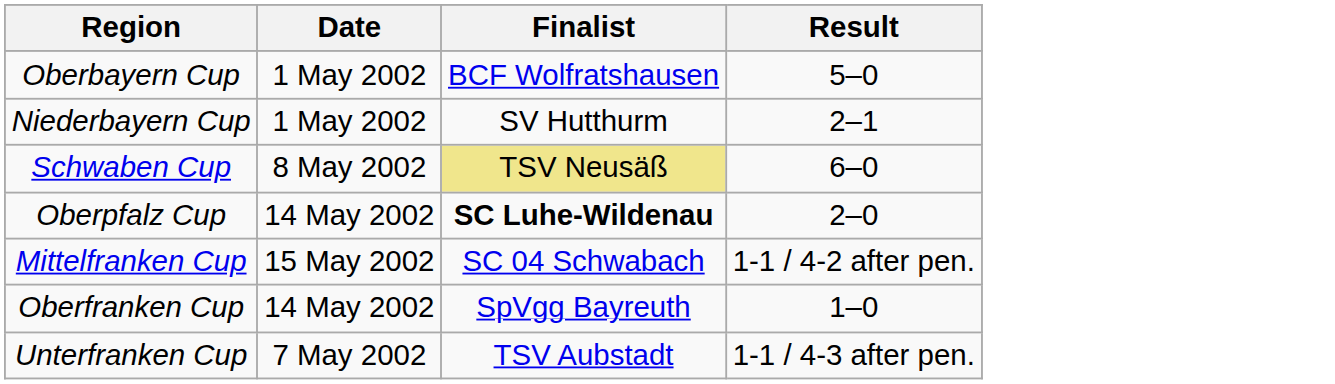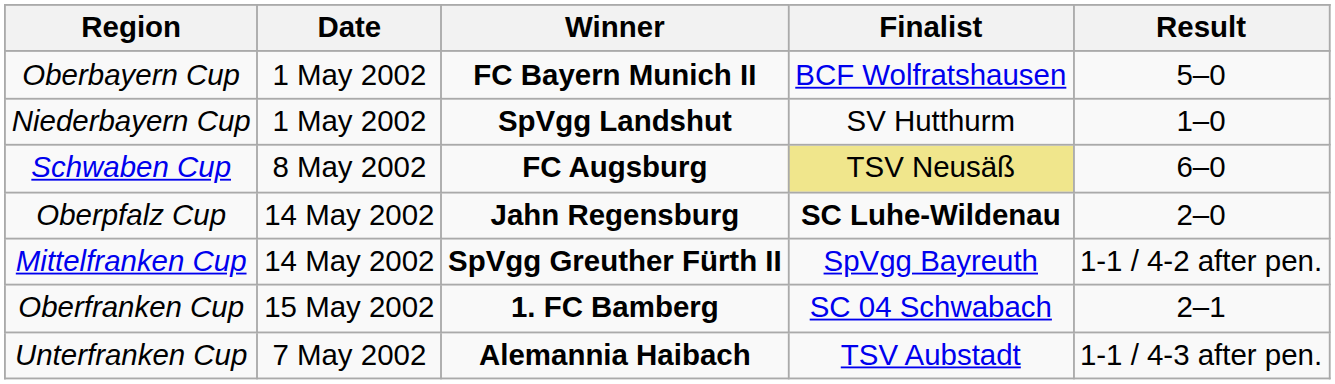+ column: (615, 27)
(854, 121) 2–1 -> (1201, 121) 1–0
(349, 261) 15 May 2002 -> (349, 261) 14 May 2002
(584, 261) SC 04 Schwabach -> (931, 261) SpVgg Bayreuth
(349, 307) 14 May 2002 -> (349, 307) 15 May 2002
(584, 307) SpVgg Bayreuth -> (931, 307) SC 04 Schwabach
(854, 307) 1–0 -> (1201, 307) 2–1
